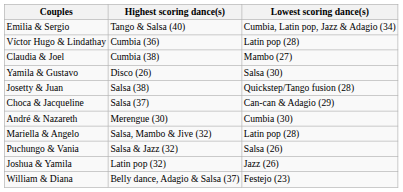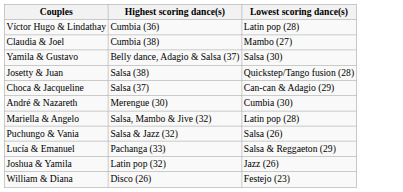- row: (38, 27)
(131, 73) Disco (26) -> (175, 57) Belly dance, Adagio & Salsa (37)
+ row: (41, 149)
(175, 179) Belly dance, Adagio & Salsa (37) -> (131, 179) Disco (26)
